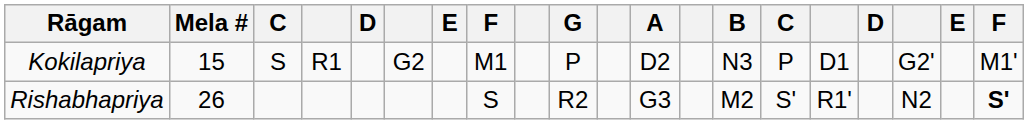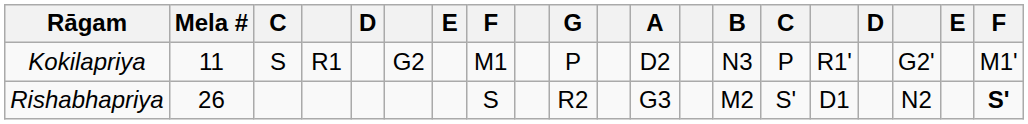(211, 61) 15 -> (211, 61) 11
(834, 61) D1 -> (834, 61) R1'
(834, 99) R1' -> (834, 99) D1
